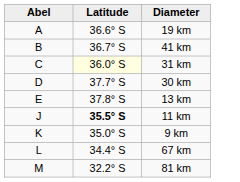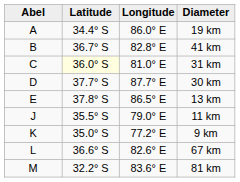+ column: (148, 13)
(107, 30) 36.6° S -> (91, 30) 34.4° S
(107, 116) bold -> (91, 116) normal
(107, 151) 34.4° S -> (91, 151) 36.6° S
